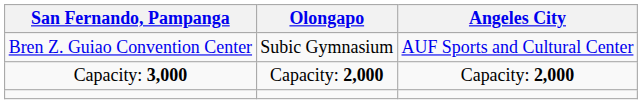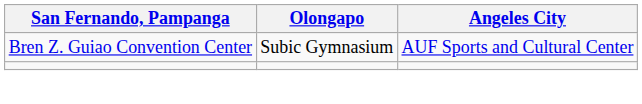- row: (130, 75)
